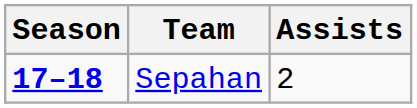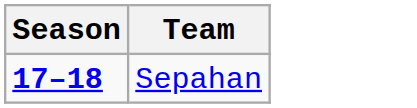- column: (340, 30)
